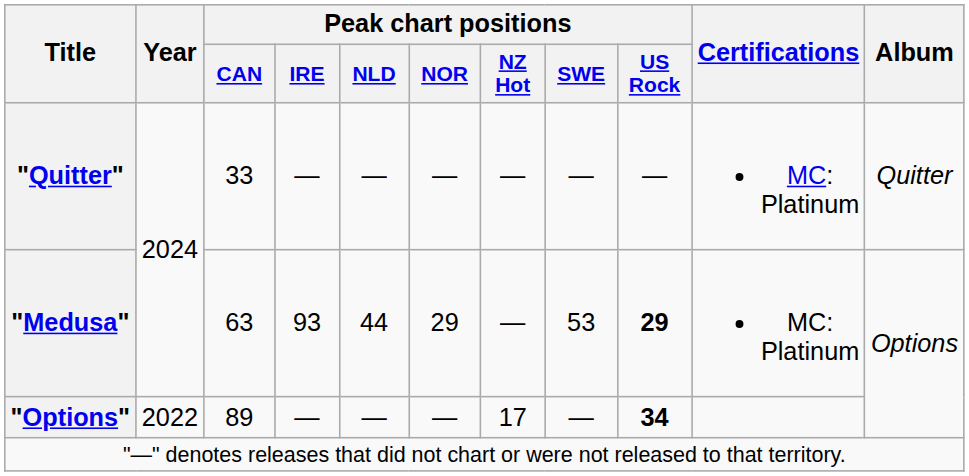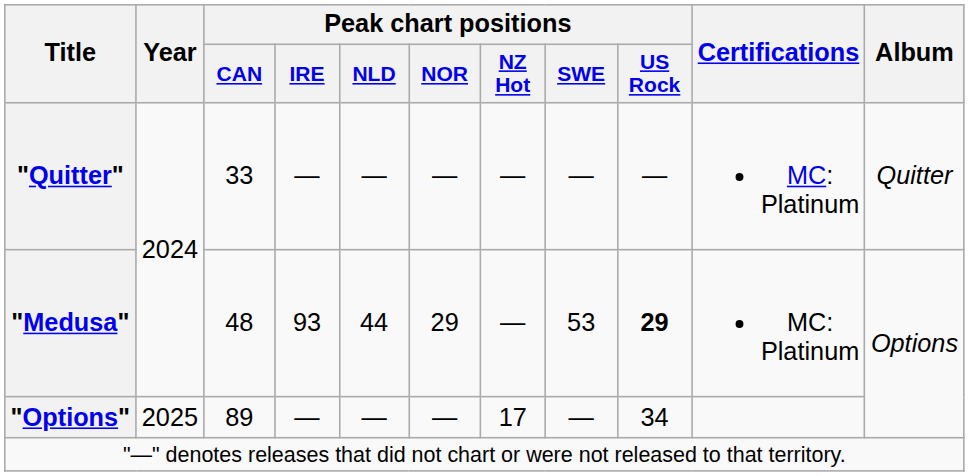(239, 323) 63 -> (239, 323) 48
(170, 417) 2022 -> (170, 417) 2025
(655, 417) bold -> (655, 417) normal
